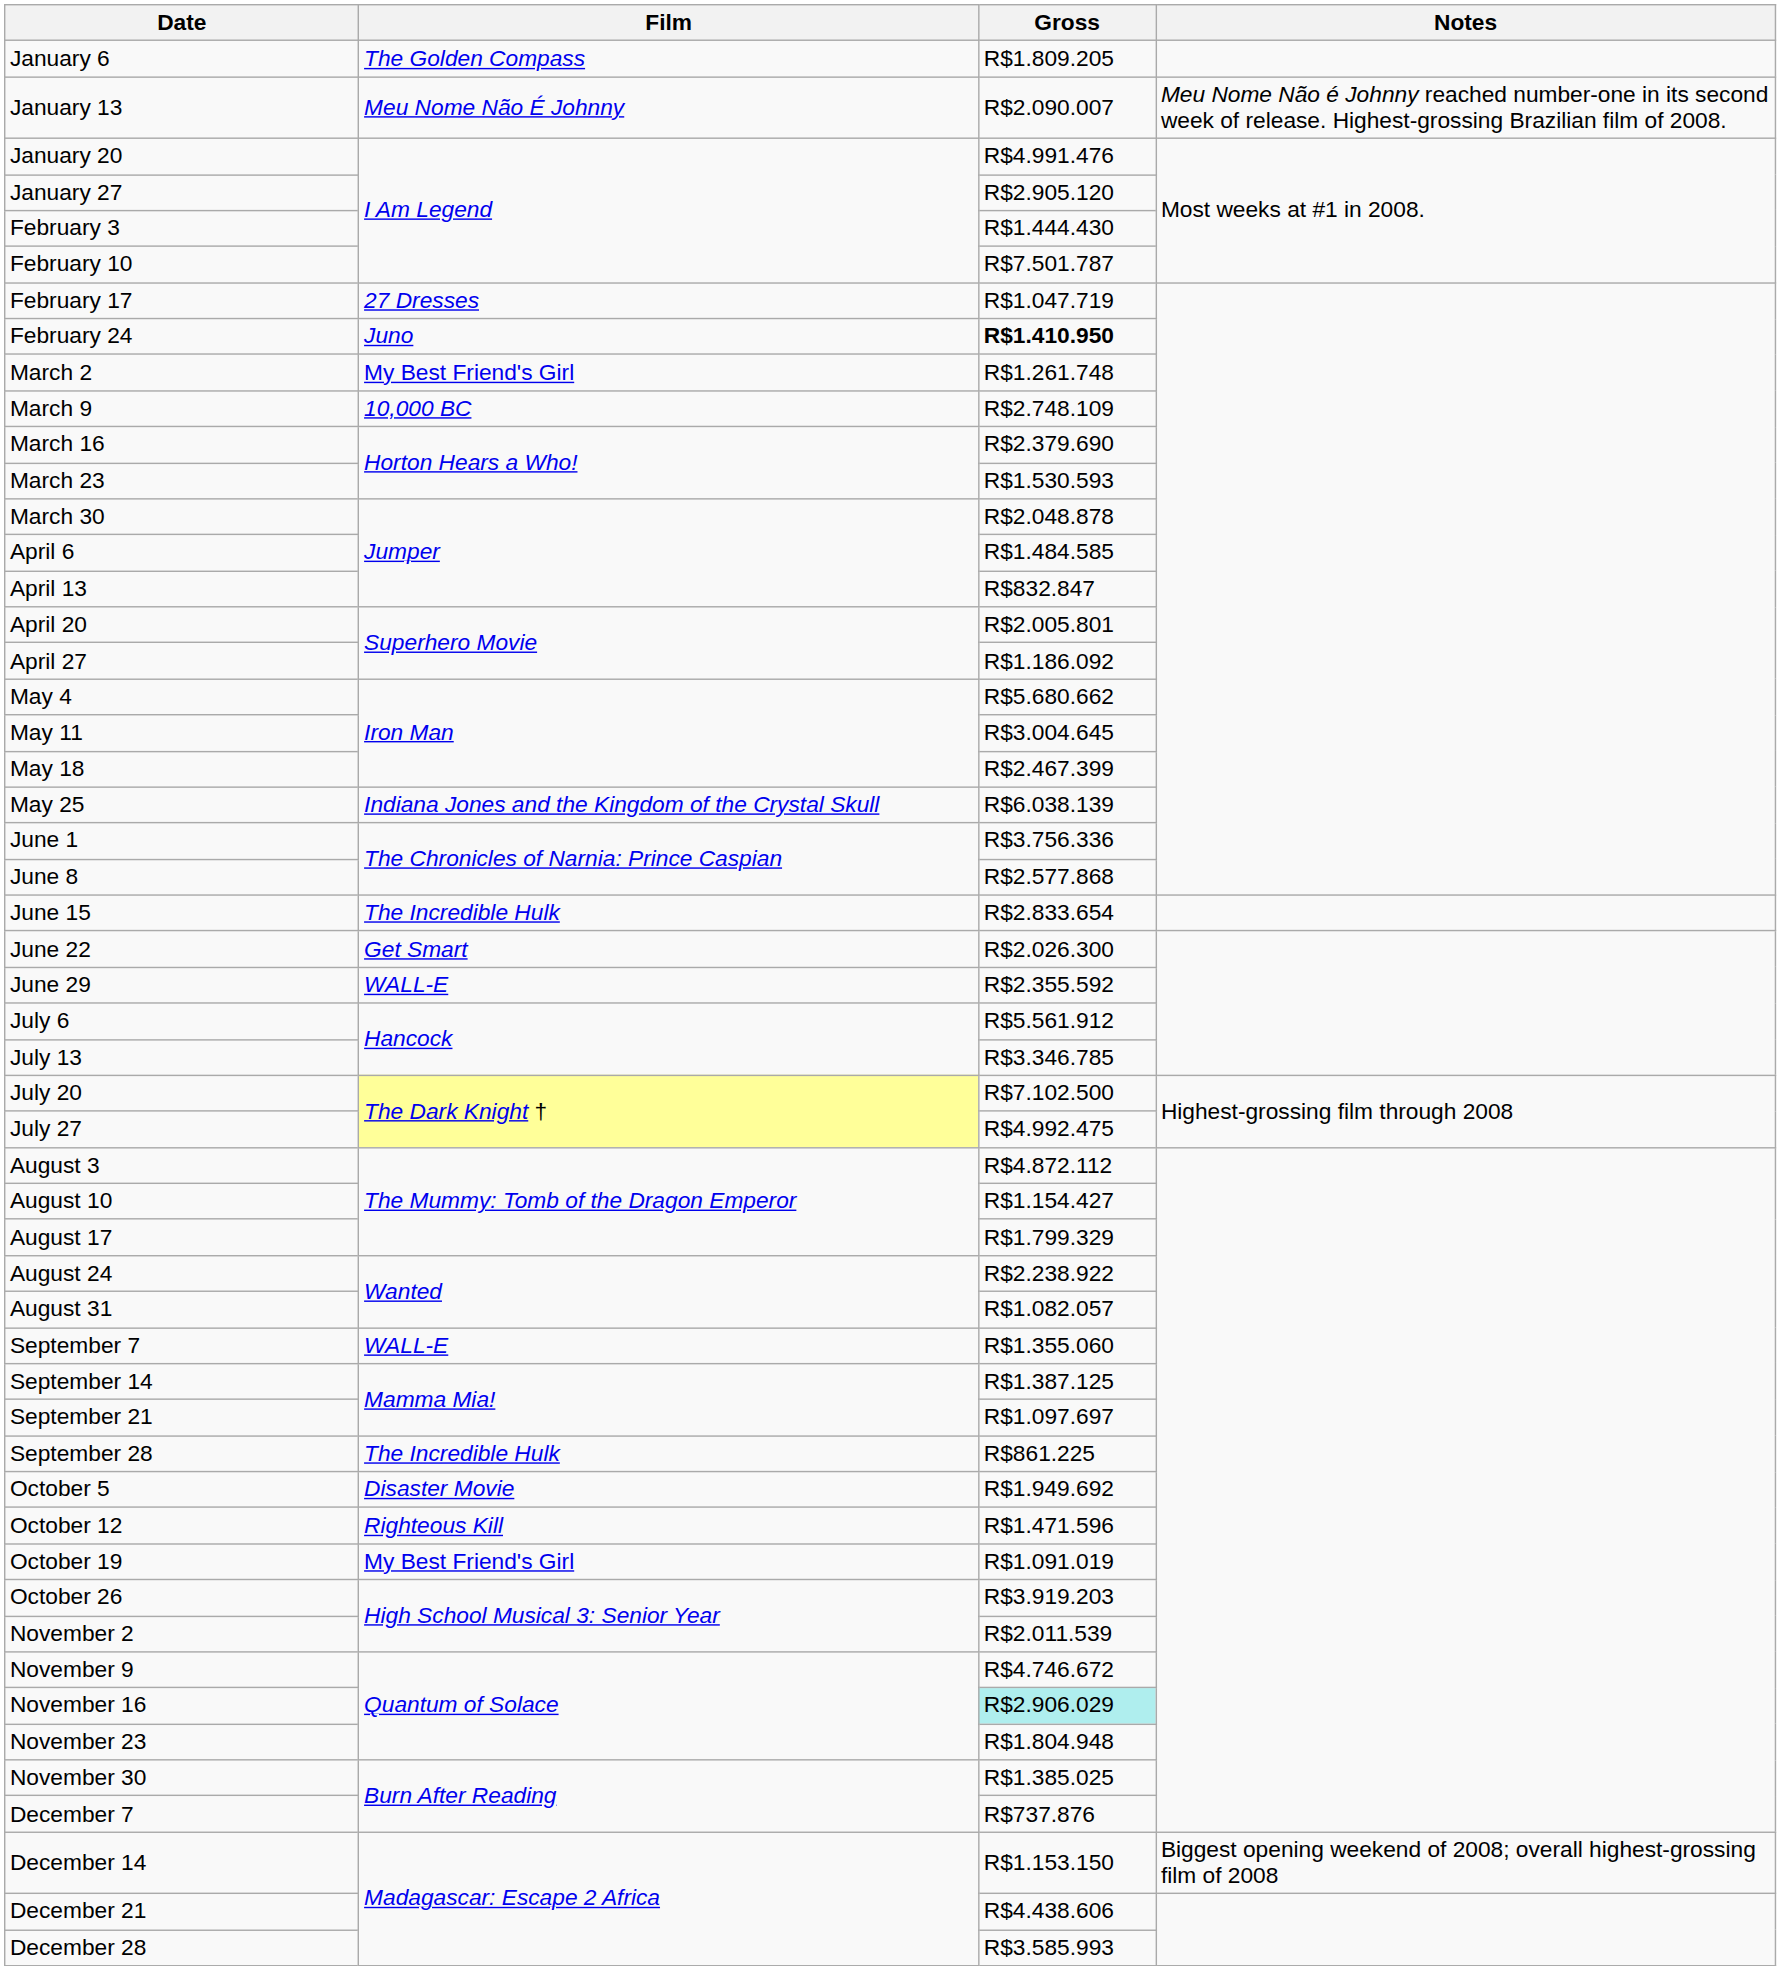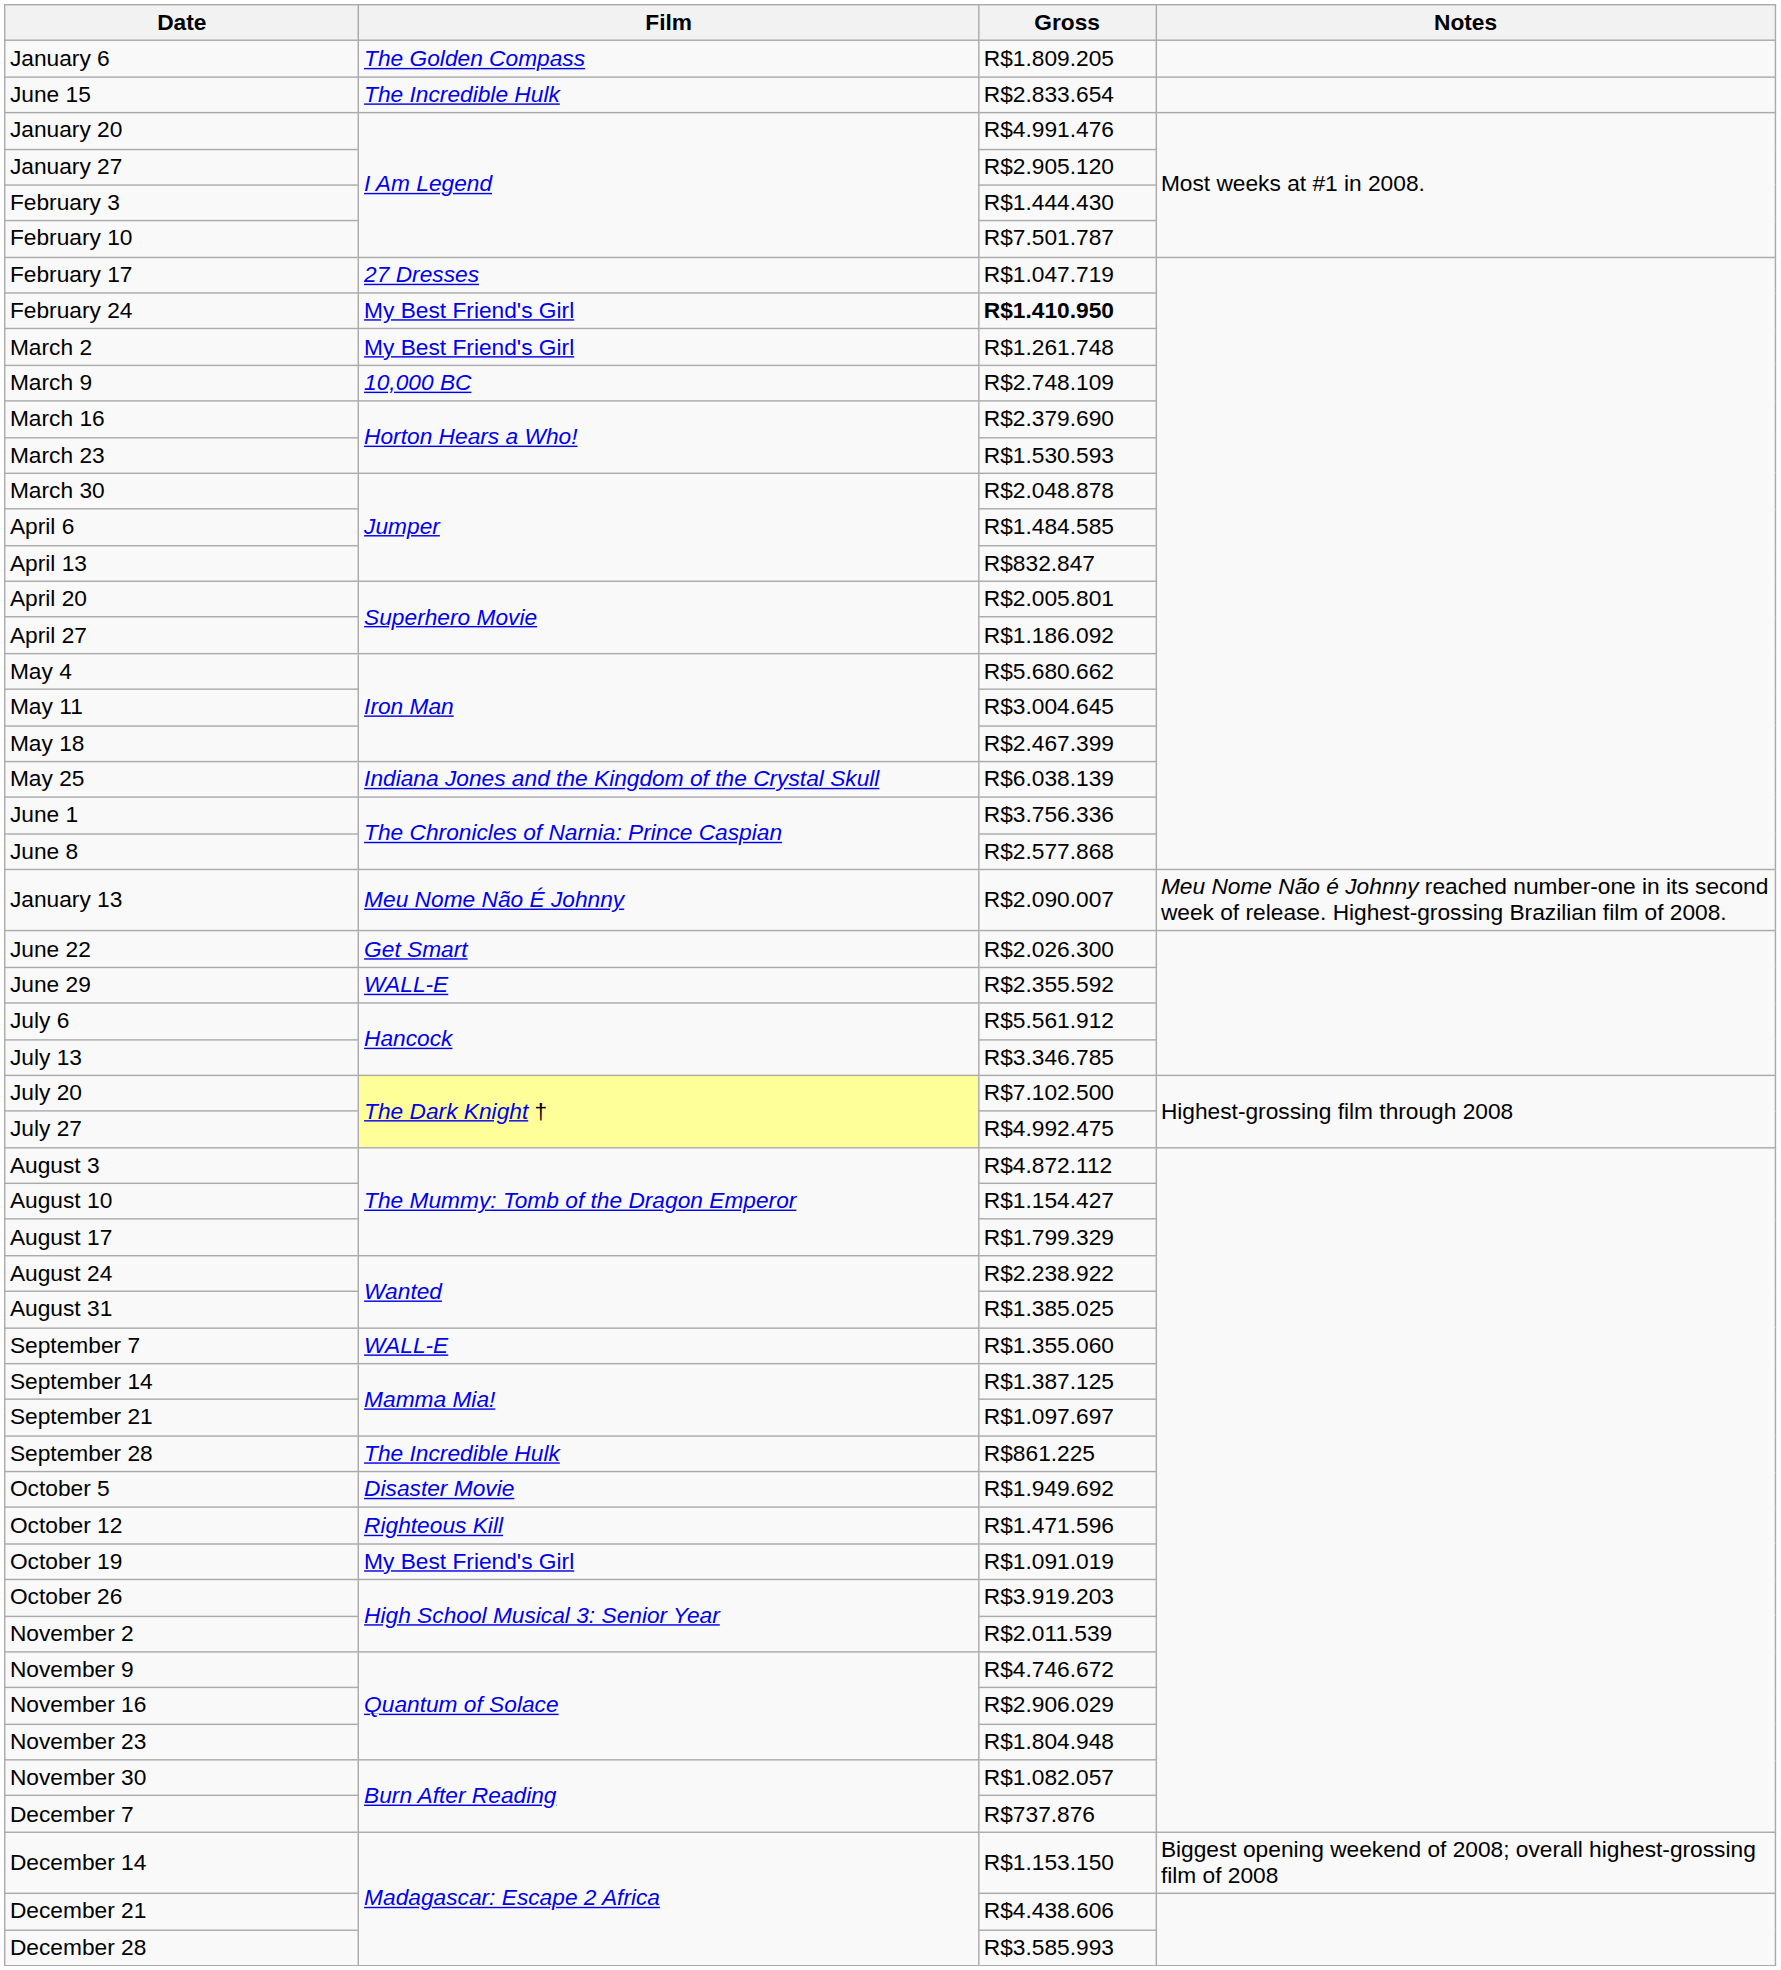rows swapped: (66, 107) <-> (50, 912)
(389, 336) Juno -> (469, 310) My Best Friend's Girl
(1049, 1309) R$1.082.057 -> (1049, 1309) R$1.385.025
(1049, 1705) paleturquoise background -> (1049, 1705) no background
(1049, 1777) R$1.385.025 -> (1049, 1777) R$1.082.057
